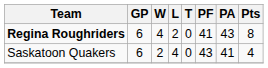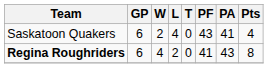rows swapped: (66, 33) <-> (61, 53)
